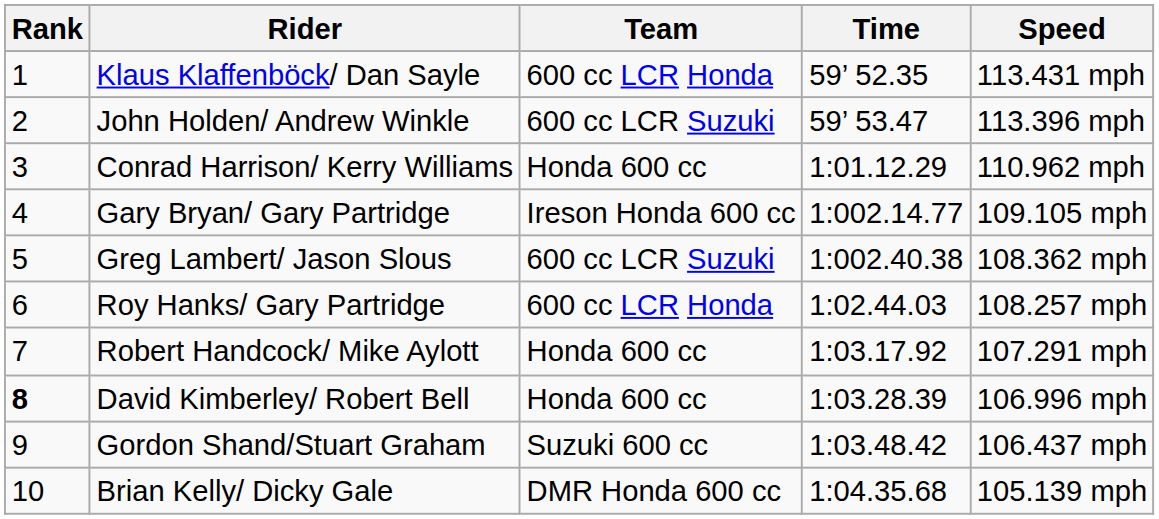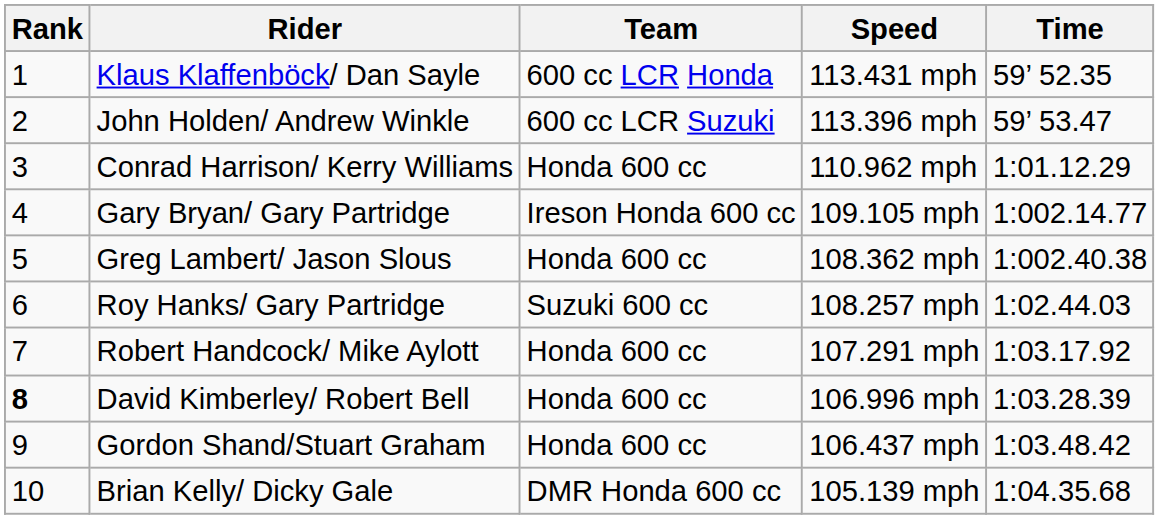columns swapped: (1062, 28) <-> (886, 28)
(651, 259) 600 cc LCR Suzuki -> (617, 259) Honda 600 cc
(650, 305) 600 cc LCR Honda -> (617, 305) Suzuki 600 cc
(617, 444) Suzuki 600 cc -> (617, 444) Honda 600 cc
